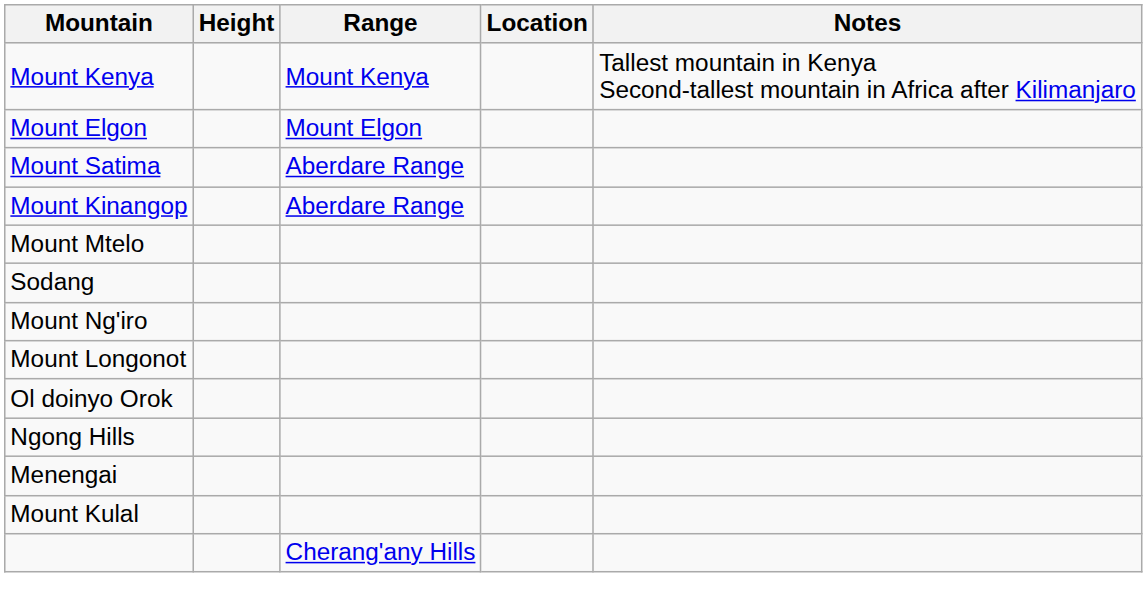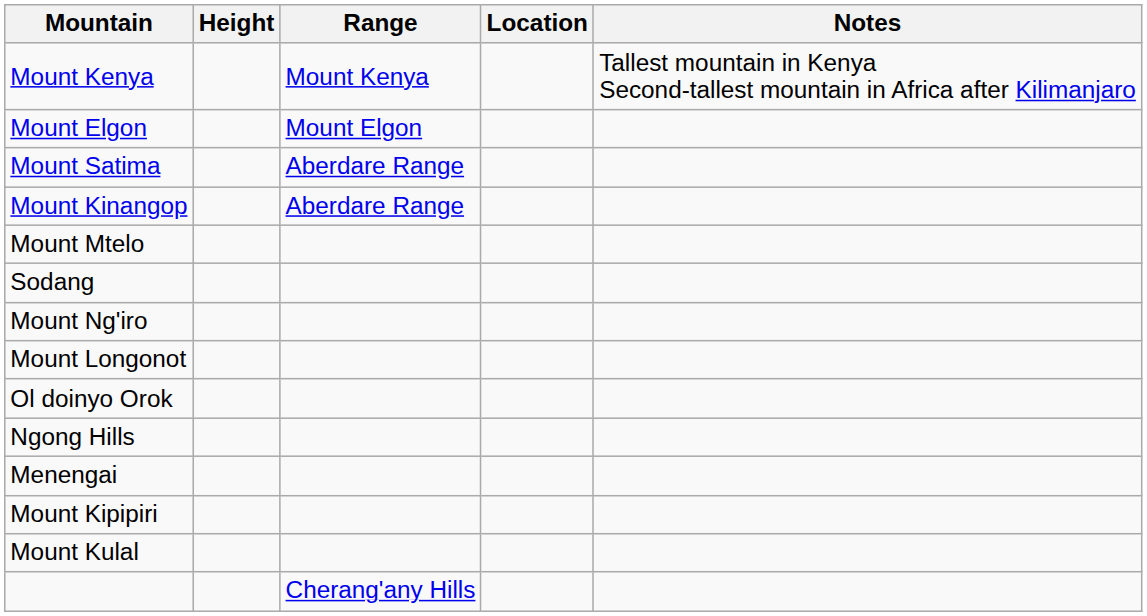+ row: (84, 513)
